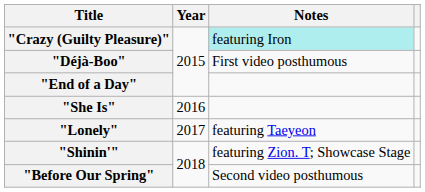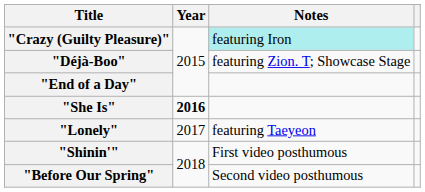(280, 61) First video posthumous -> (311, 61) featuring Zion. T; Showcase Stage
(191, 107) normal -> (191, 107) bold
(311, 152) featuring Zion. T; Showcase Stage -> (280, 152) First video posthumous
